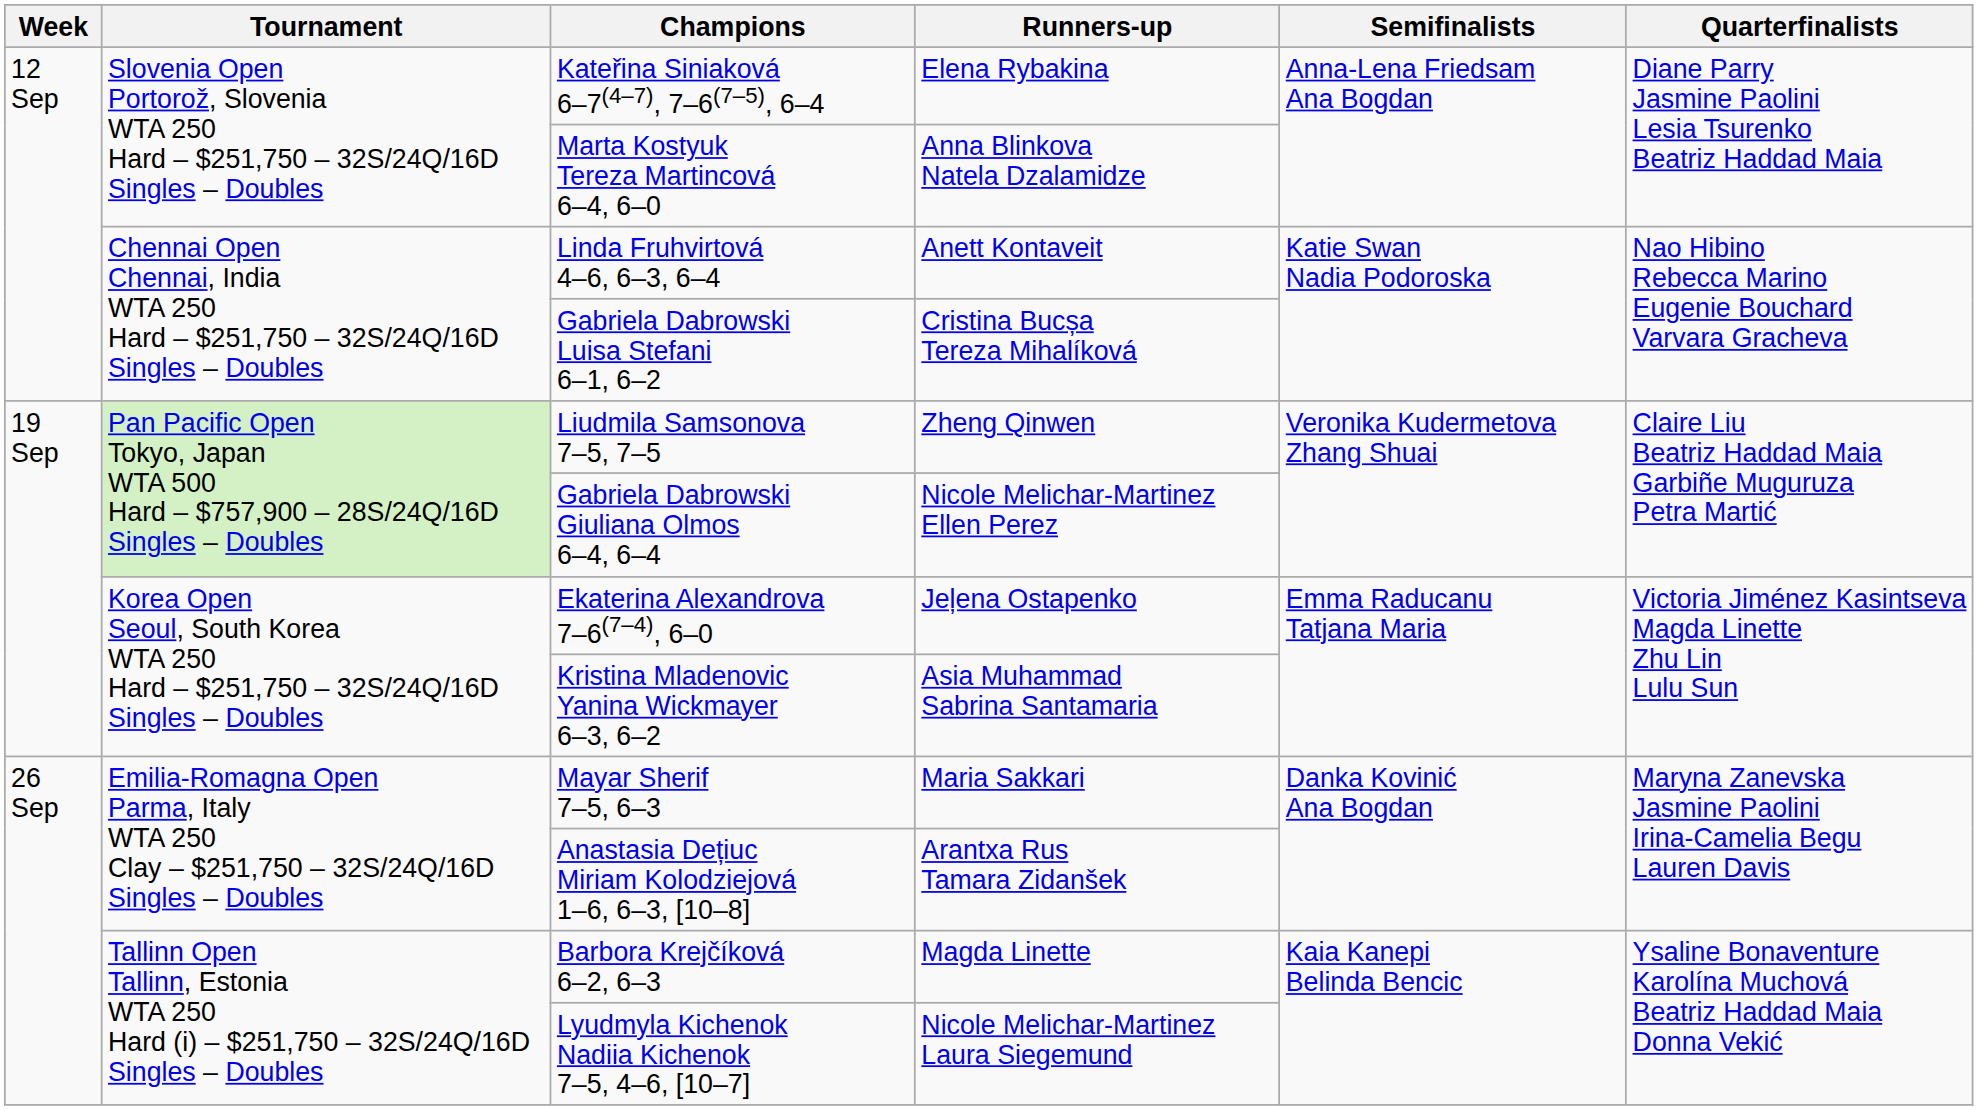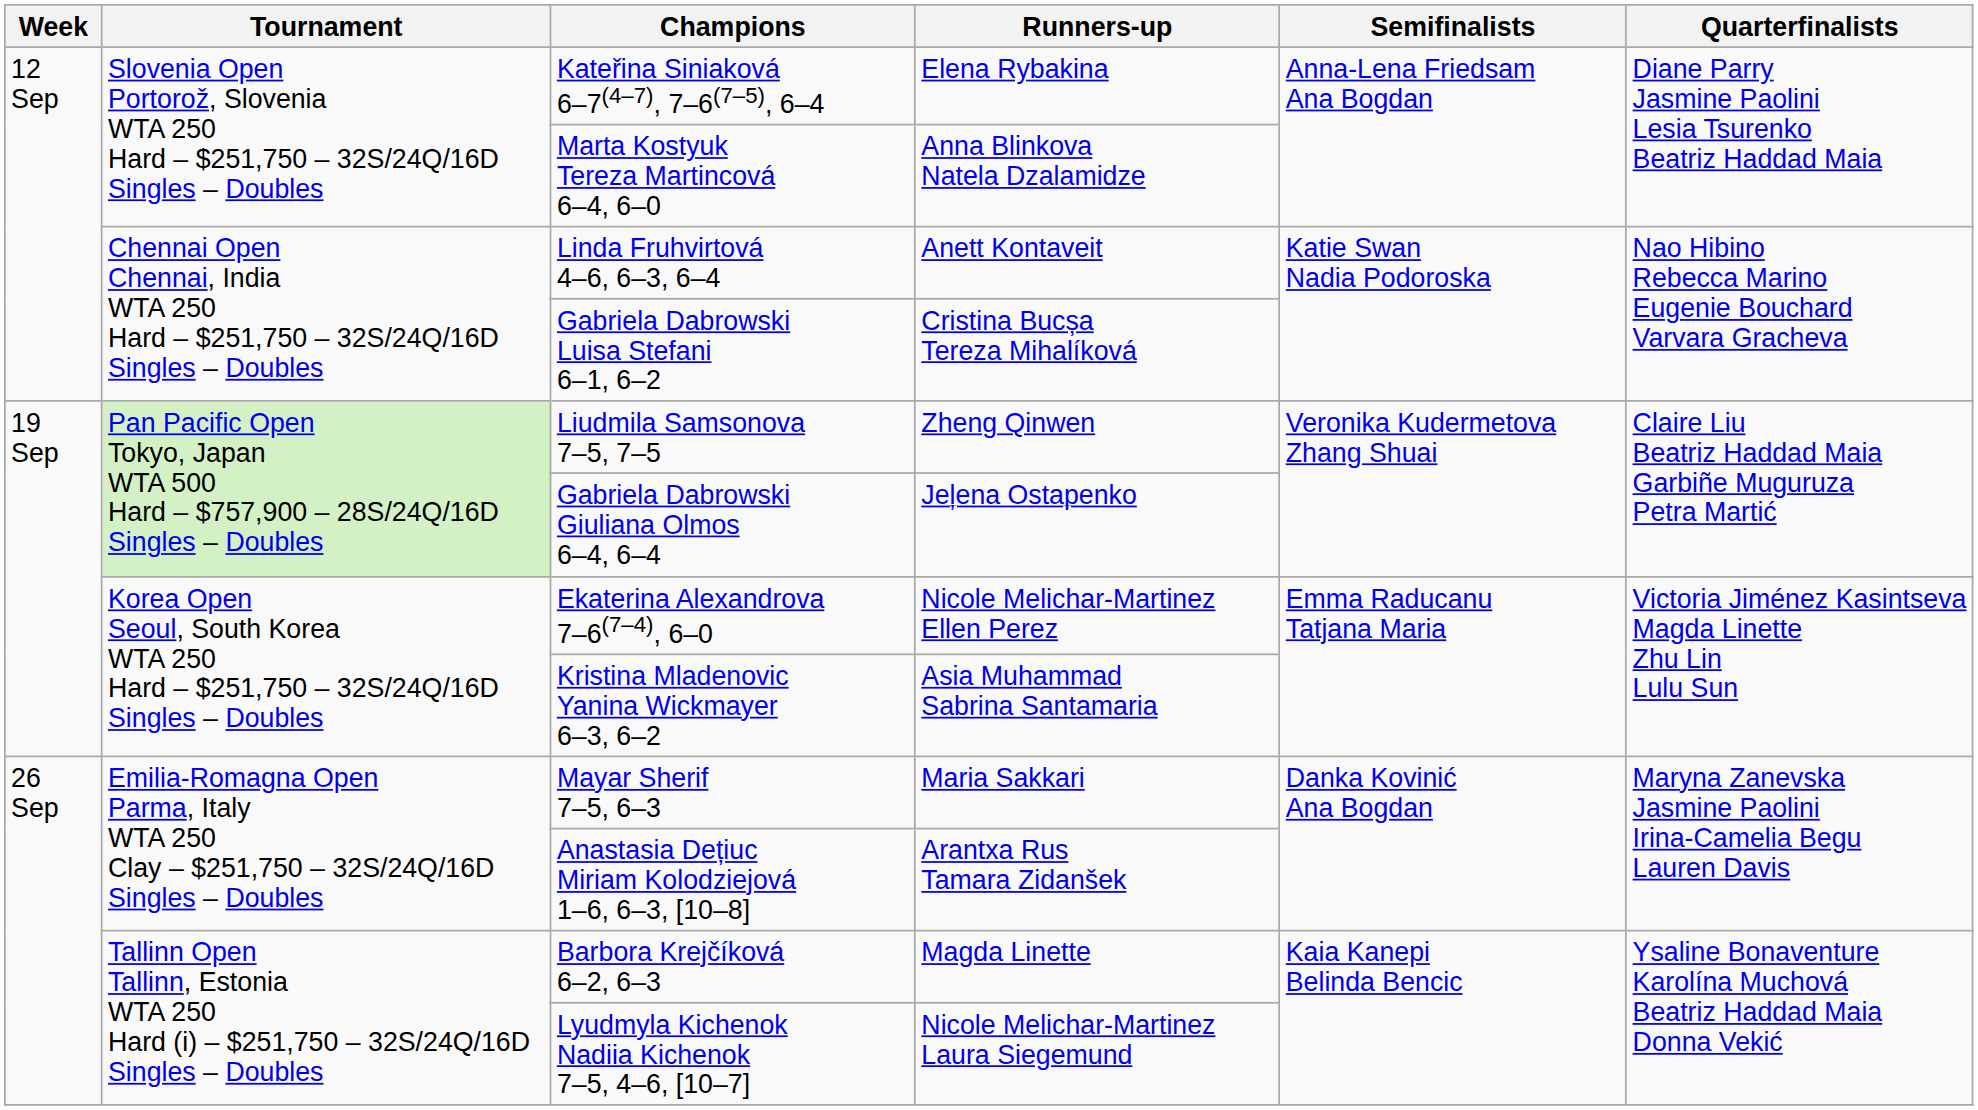(1068, 510) Nicole Melichar-Martinez Ellen Perez -> (1029, 495) Jeļena Ostapenko
(1029, 597) Jeļena Ostapenko -> (1068, 612) Nicole Melichar-Martinez Ellen Perez
